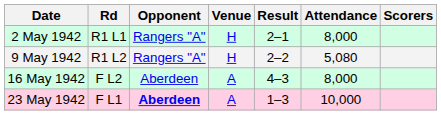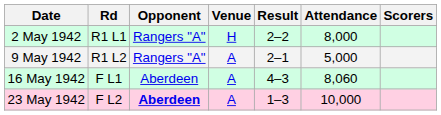(278, 36) 2–1 -> (278, 36) 2–2
(231, 58) H -> (231, 58) A
(278, 58) 2–2 -> (278, 58) 2–1
(341, 58) 5,080 -> (341, 58) 5,000
(109, 79) F L2 -> (109, 79) F L1
(341, 79) 8,000 -> (341, 79) 8,060
(109, 100) F L1 -> (109, 100) F L2
